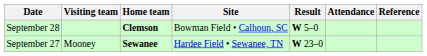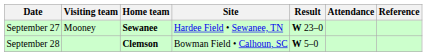rows swapped: (33, 44) <-> (33, 28)
